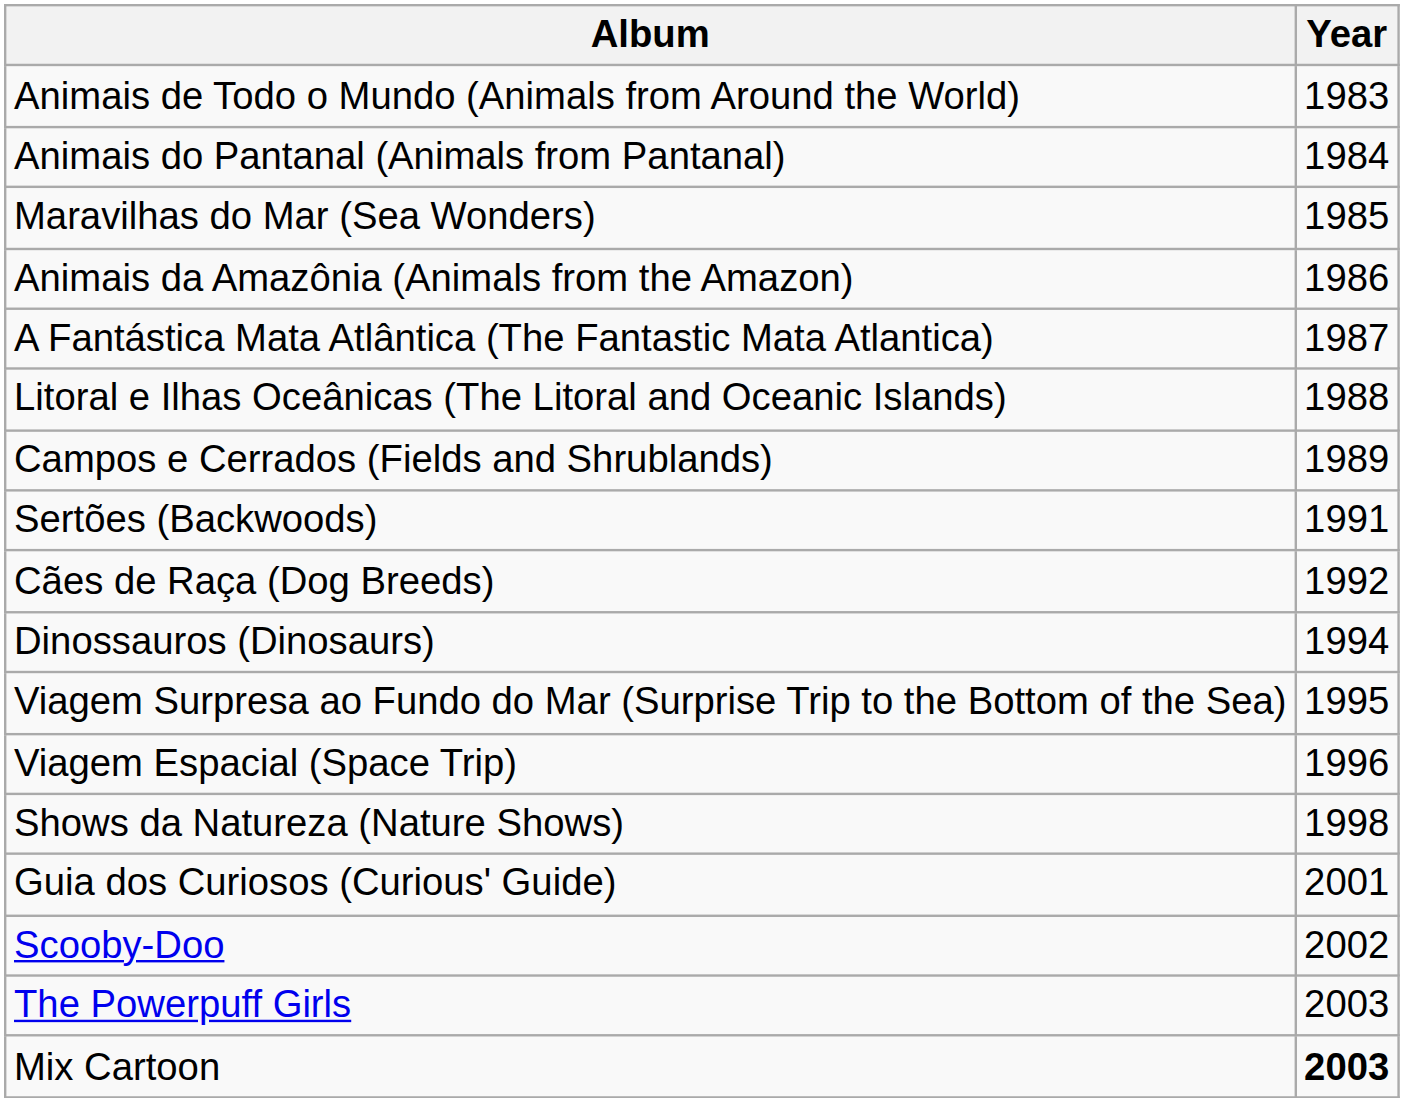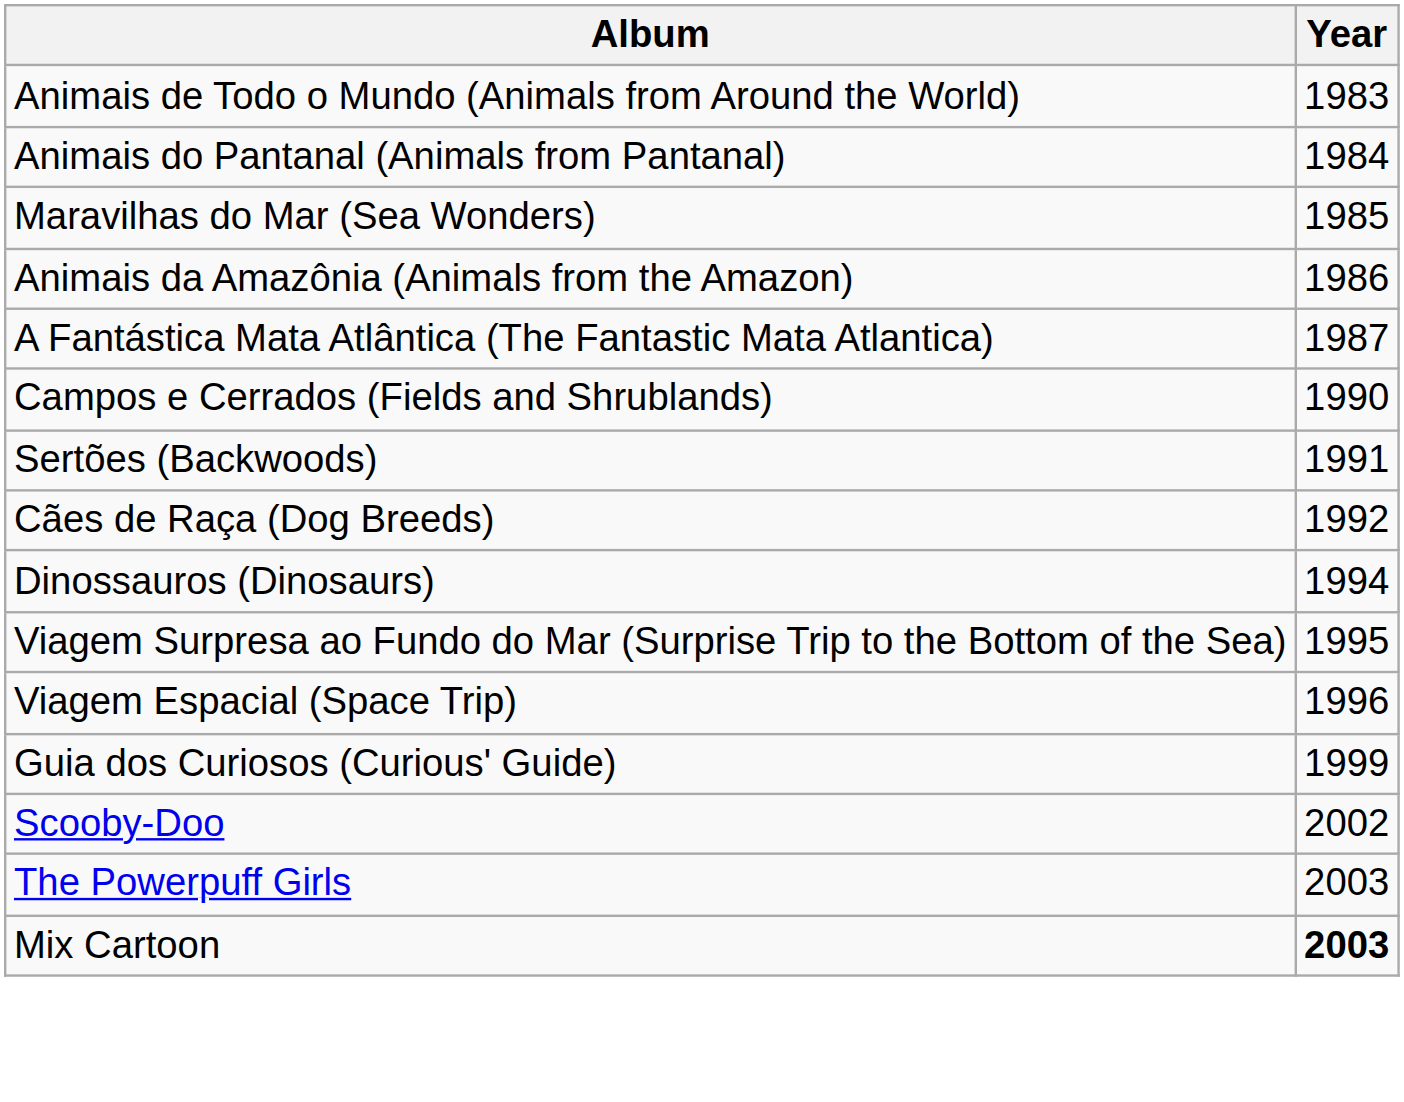- row: (510, 398)
(1347, 459) 1989 -> (1347, 398) 1990
- row: (319, 823)
(1347, 883) 2001 -> (1347, 762) 1999
